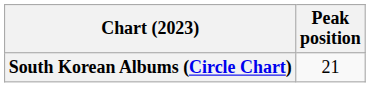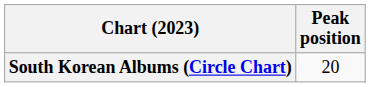(330, 67) 21 -> (330, 67) 20
